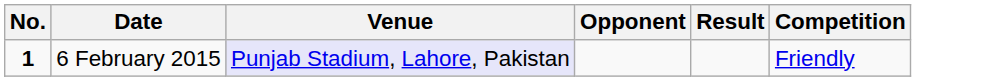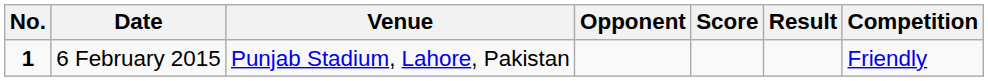+ column: (727, 22)
(400, 57) lavender background -> (400, 57) no background
